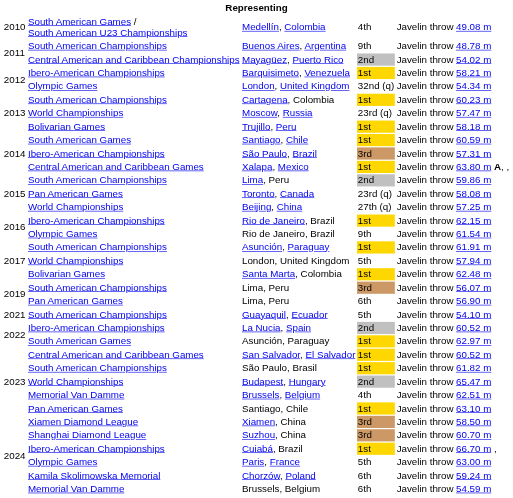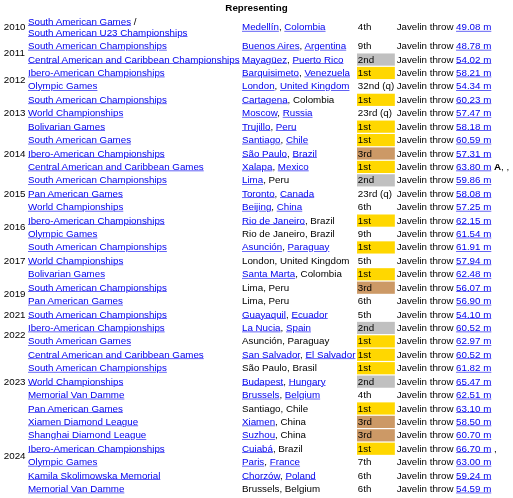(375, 207) 27th (q) -> (365, 207) 6th
(365, 462) 5th -> (365, 462) 7th
